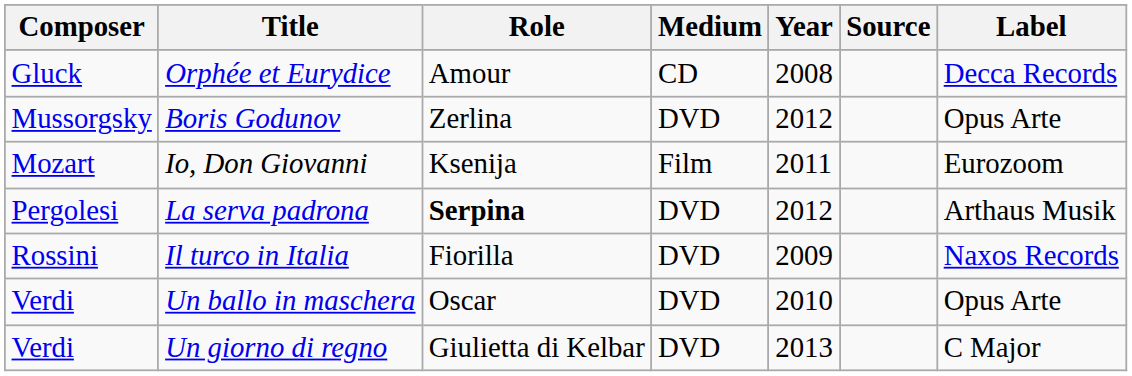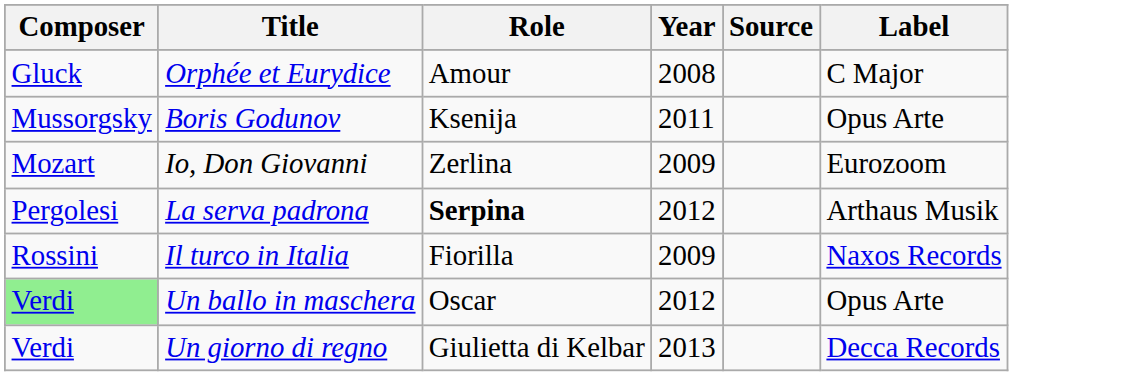- column: (710, 27)
(1030, 73) Decca Records -> (875, 73) C Major
(470, 118) Zerlina -> (473, 118) Ksenija
(804, 118) 2012 -> (686, 118) 2011
(473, 164) Ksenija -> (470, 164) Zerlina
(804, 164) 2011 -> (687, 164) 2009
(43, 301) no background -> (43, 301) lightgreen background
(804, 301) 2010 -> (687, 301) 2012
(992, 347) C Major -> (913, 347) Decca Records
